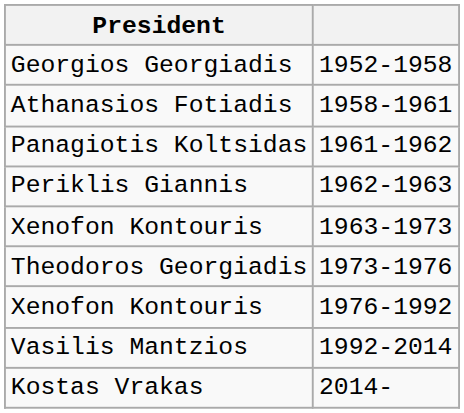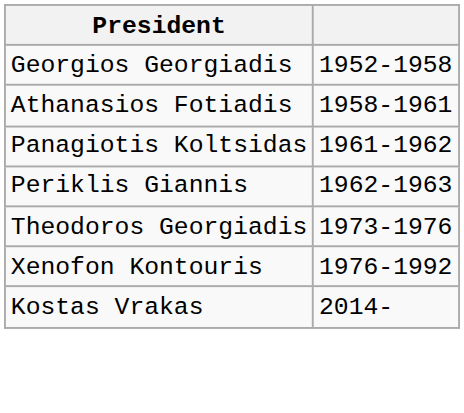- row: (386, 226)
- row: (386, 347)
